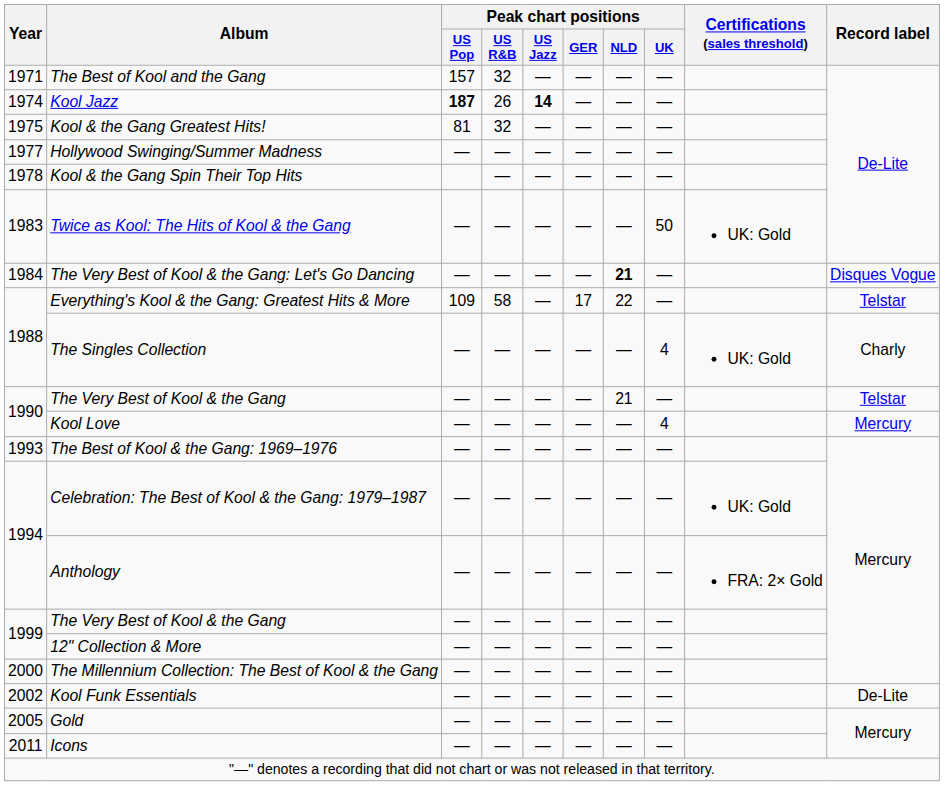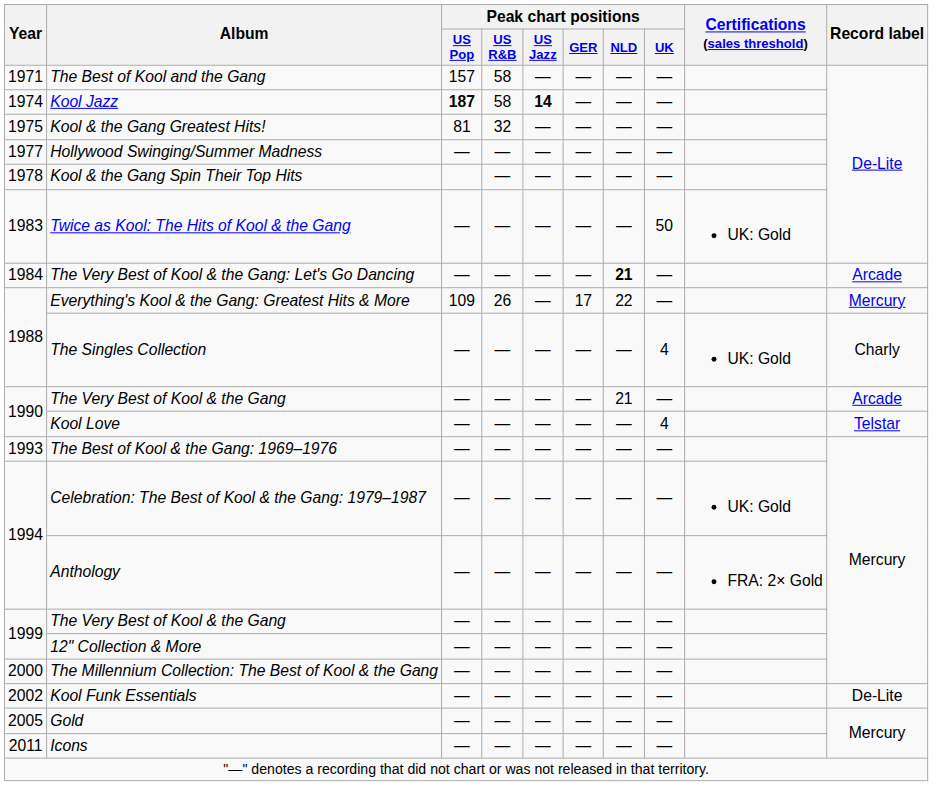(502, 77) 32 -> (502, 77) 58
(502, 102) 26 -> (502, 102) 58
(883, 275) Disques Vogue -> (877, 275) Arcade
(502, 300) 58 -> (502, 300) 26
(883, 300) Telstar -> (877, 300) Mercury
(883, 399) Telstar -> (877, 399) Arcade
(883, 424) Mercury -> (877, 424) Telstar
